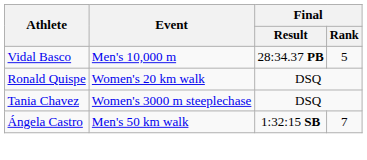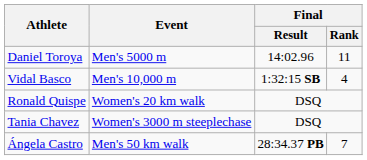+ row: (45, 57)
(291, 57) 28:34.37 PB -> (291, 79) 1:32:15 SB
(344, 57) 5 -> (344, 79) 4
(291, 122) 1:32:15 SB -> (291, 144) 28:34.37 PB
